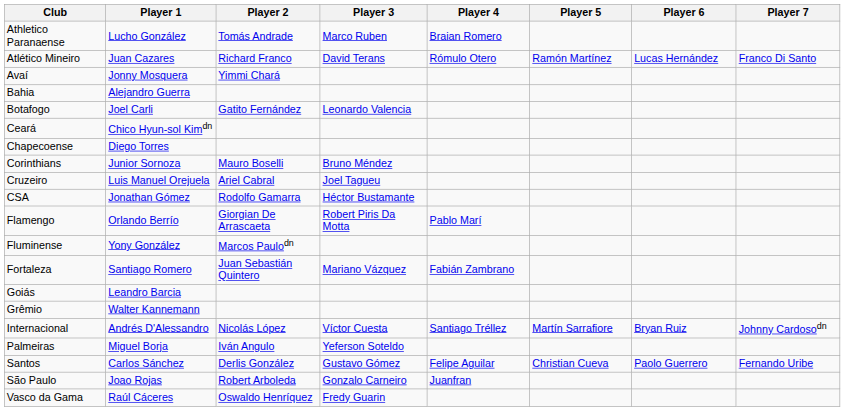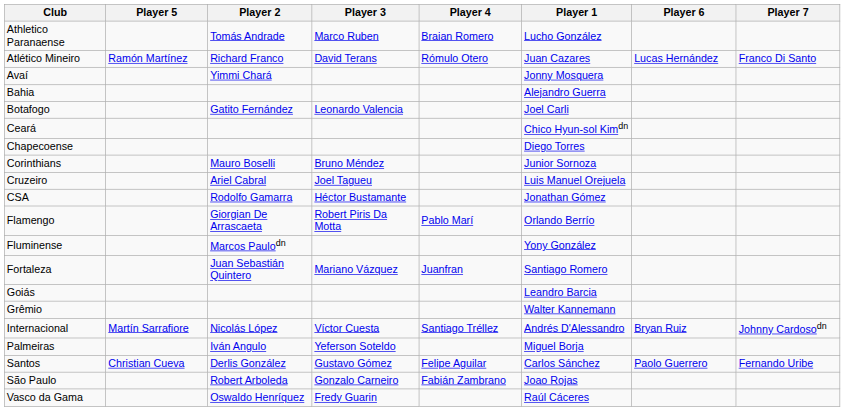columns swapped: (161, 13) <-> (581, 13)
(472, 269) Fabián Zambrano -> (442, 269) Juanfran
(450, 380) Juanfran -> (464, 380) Fabián Zambrano
